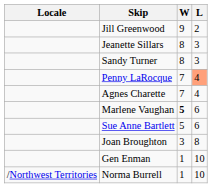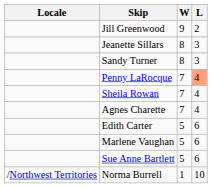+ row: (130, 93)
+ row: (127, 126)
(182, 110) bold -> (182, 142) normal
- row: (134, 142)
- row: (126, 158)
